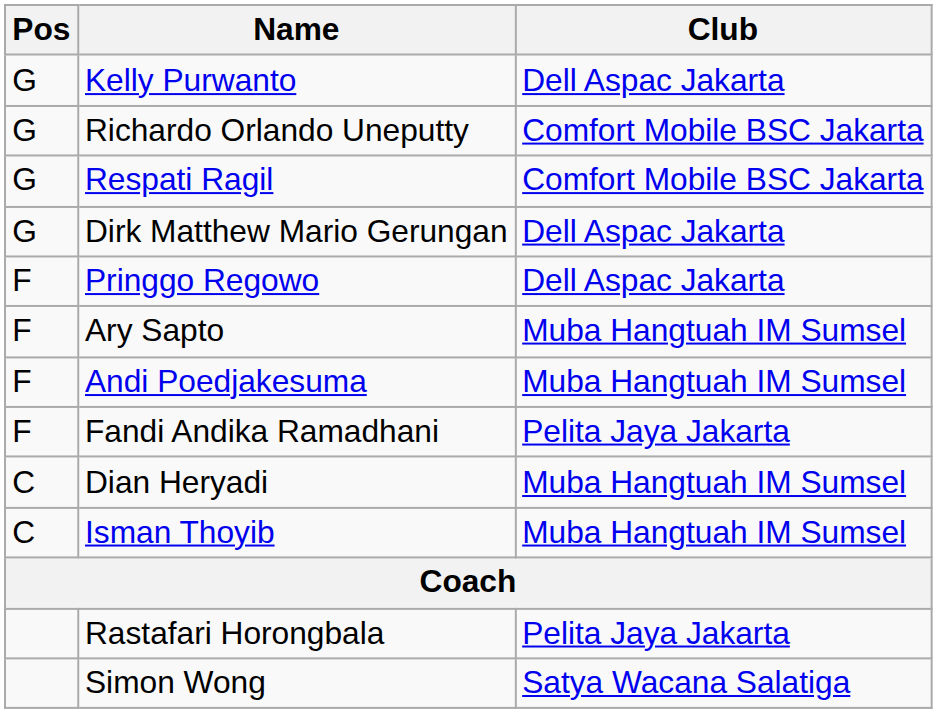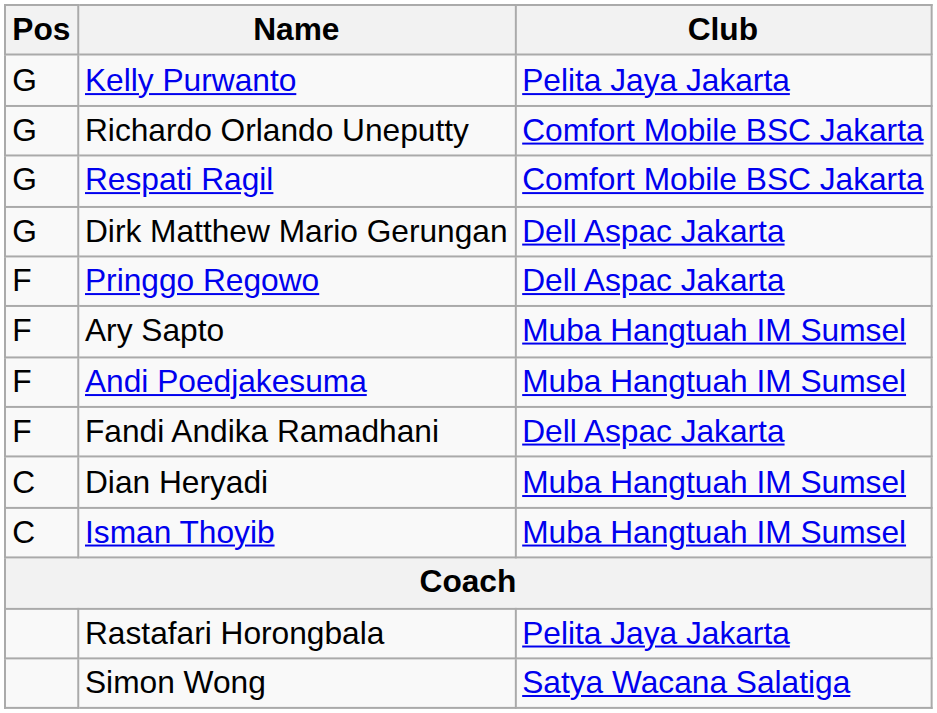(653, 79) Dell Aspac Jakarta -> (656, 79) Pelita Jaya Jakarta
(656, 431) Pelita Jaya Jakarta -> (653, 431) Dell Aspac Jakarta
